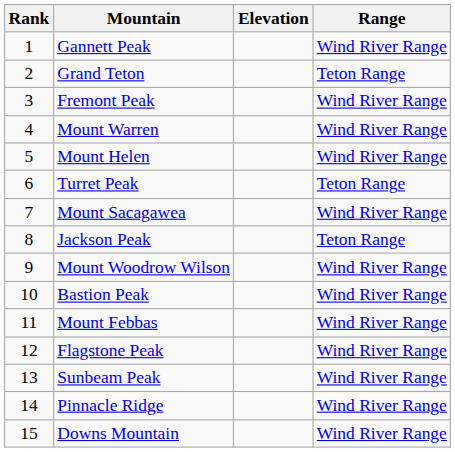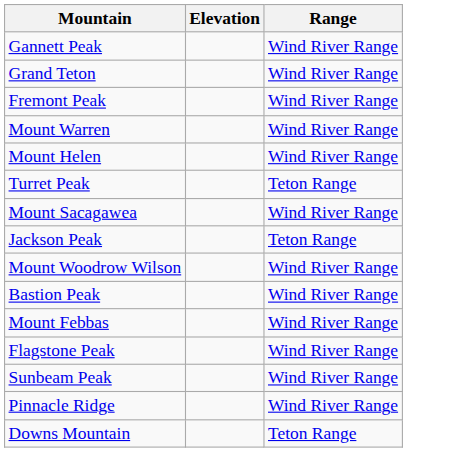- column: (29, 18)
(361, 73) Teton Range -> (333, 73) Wind River Range
(382, 433) Wind River Range -> (312, 433) Teton Range
